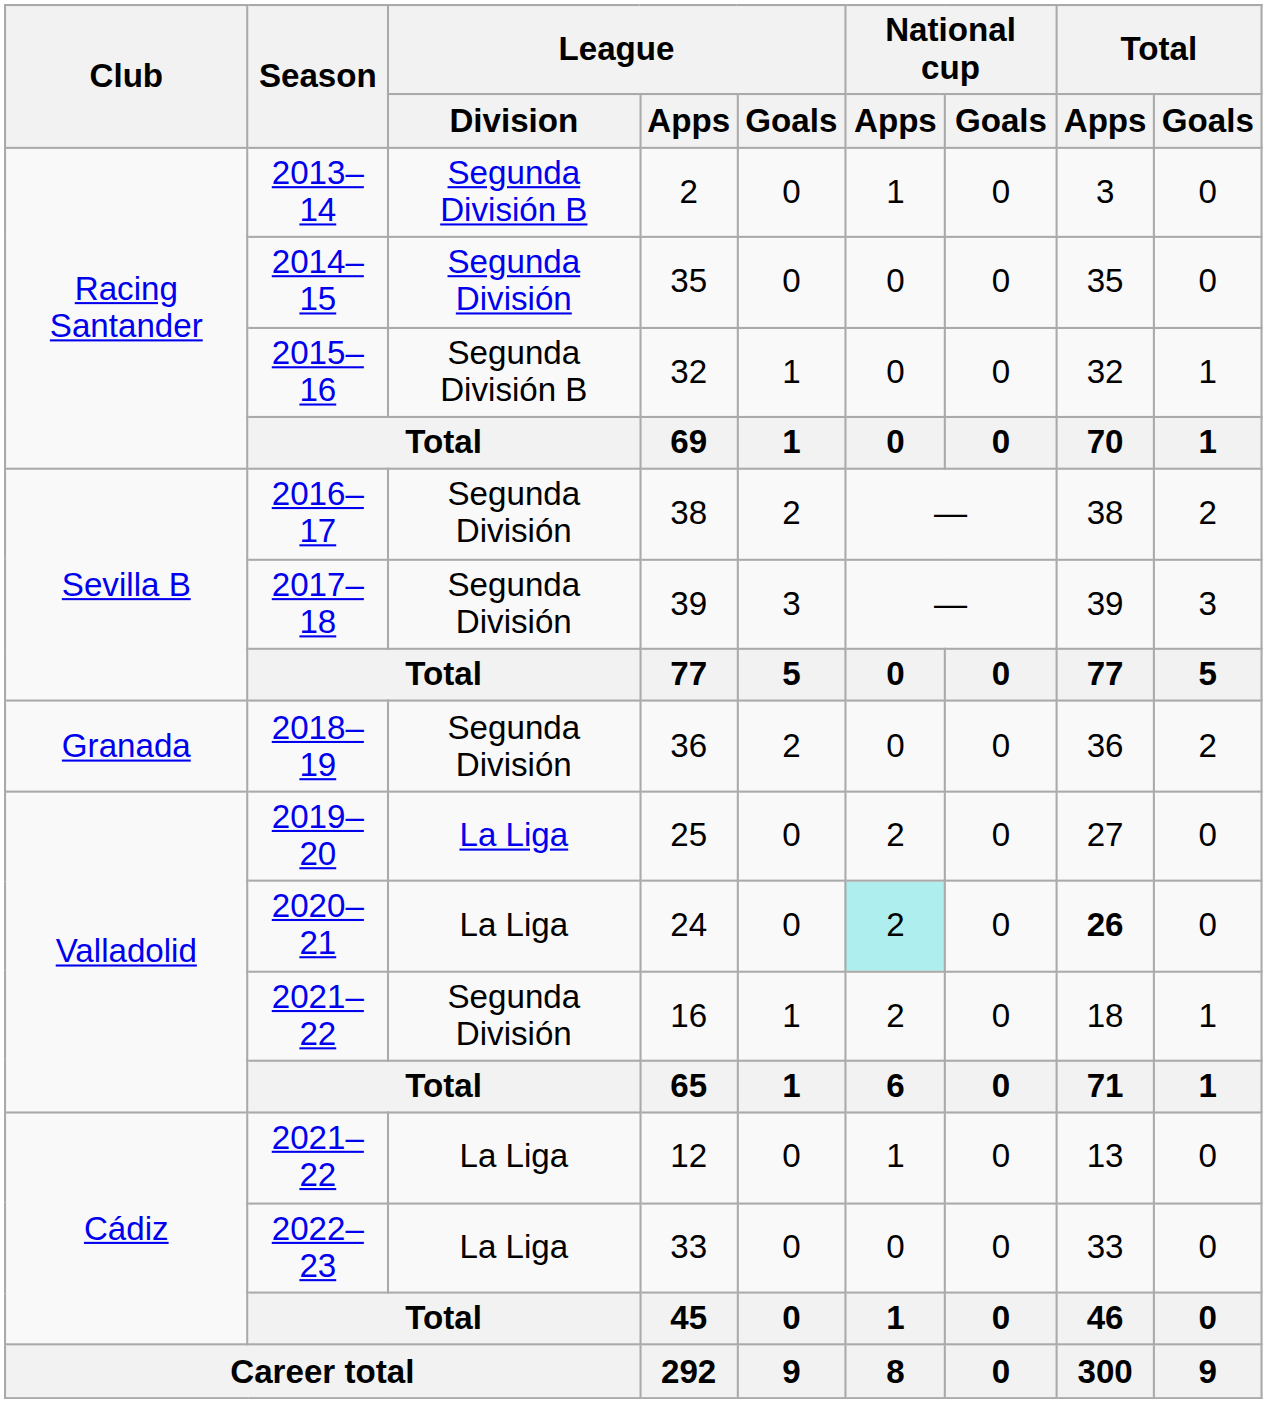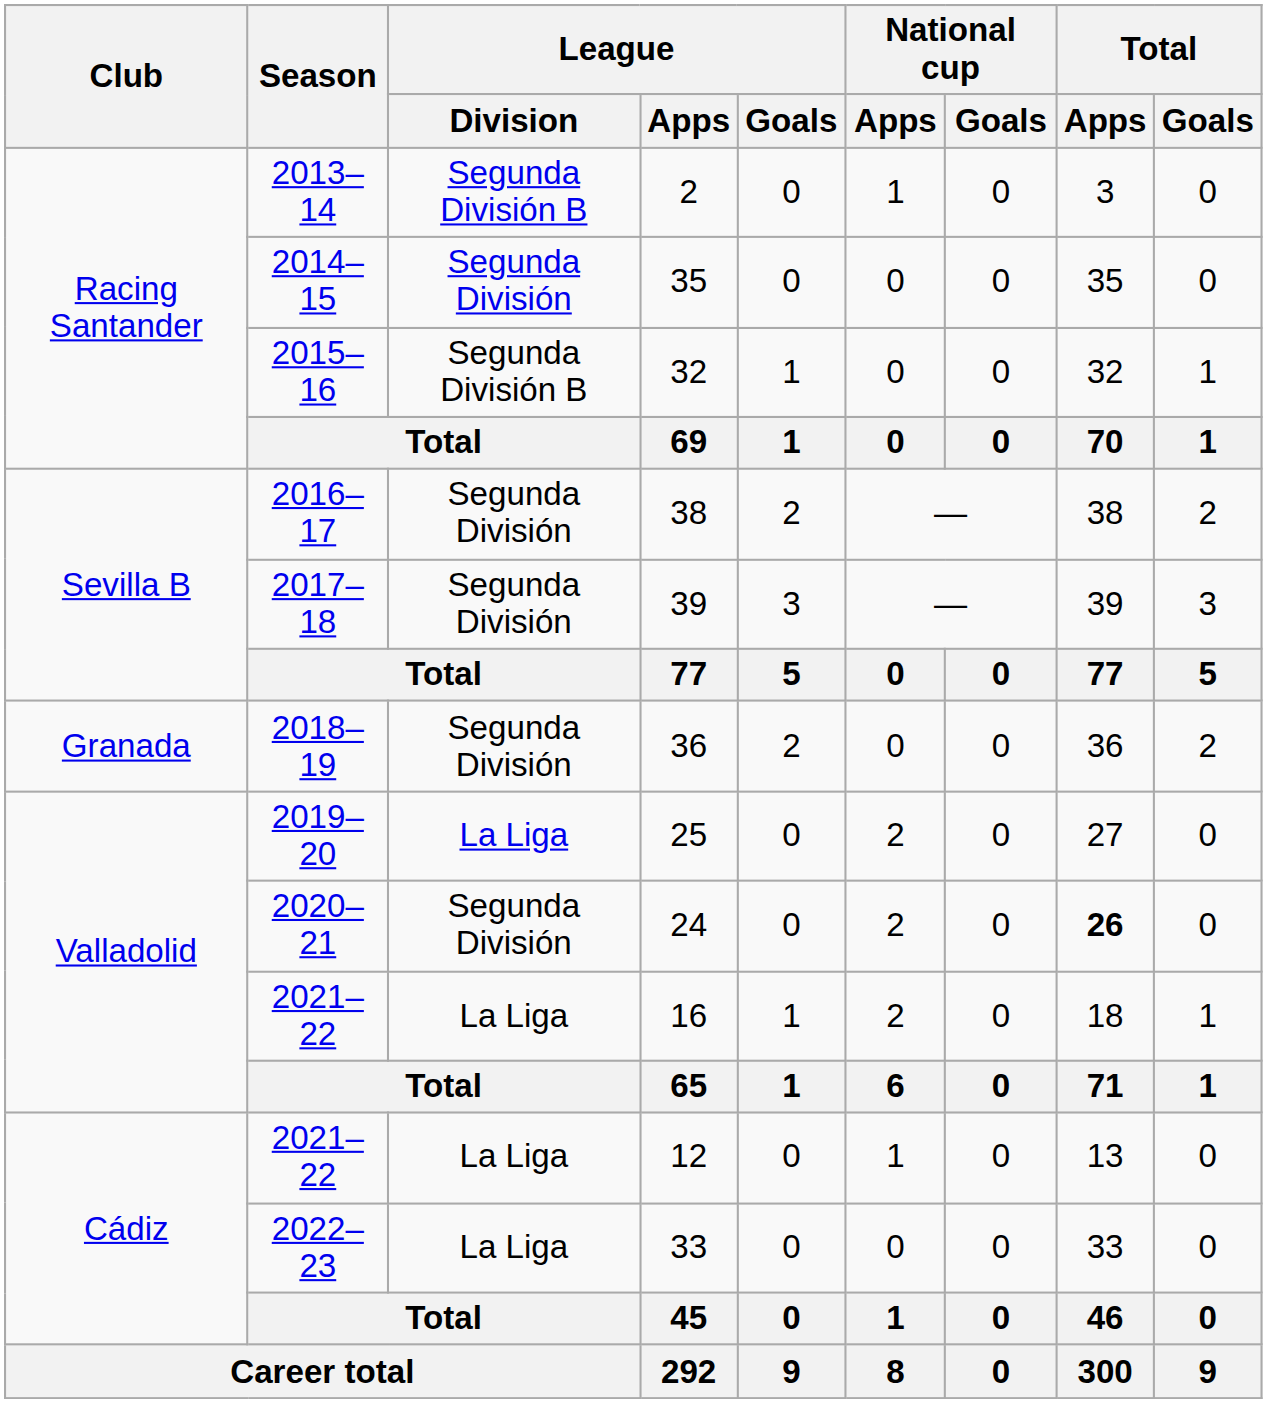(514, 925) La Liga -> (514, 925) Segunda División
(895, 925) paleturquoise background -> (895, 925) no background
(514, 1015) Segunda División -> (514, 1015) La Liga
